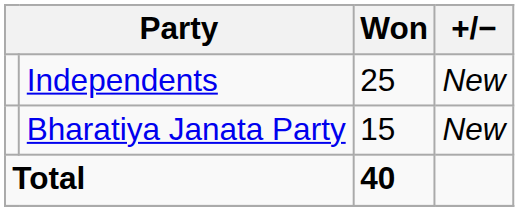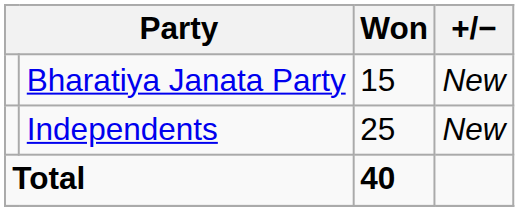rows swapped: (186, 129) <-> (122, 79)
